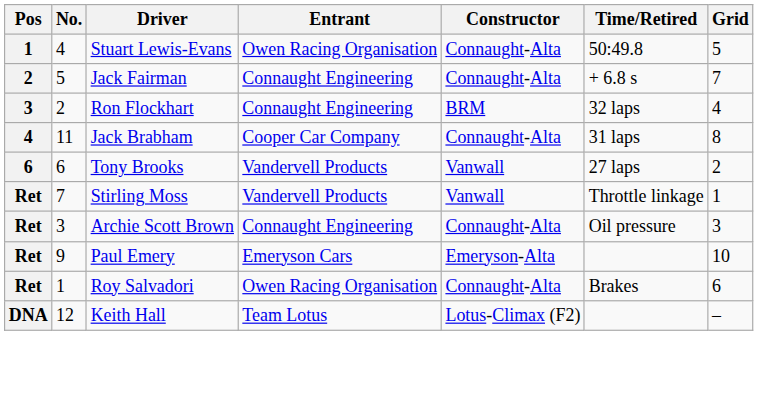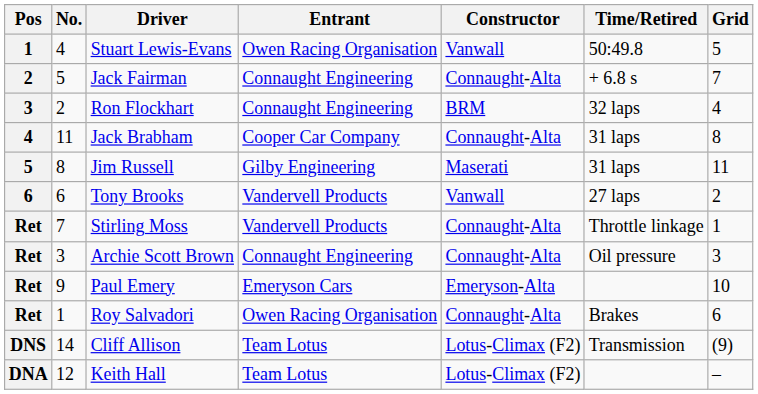(503, 49) Connaught-Alta -> (475, 49) Vanwall
+ row: (132, 167)
(475, 196) Vanwall -> (503, 226) Connaught-Alta
+ row: (136, 344)
